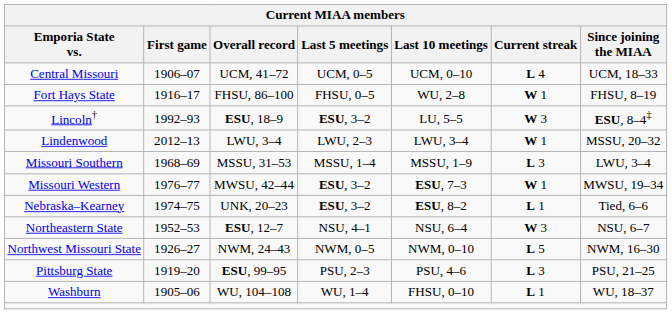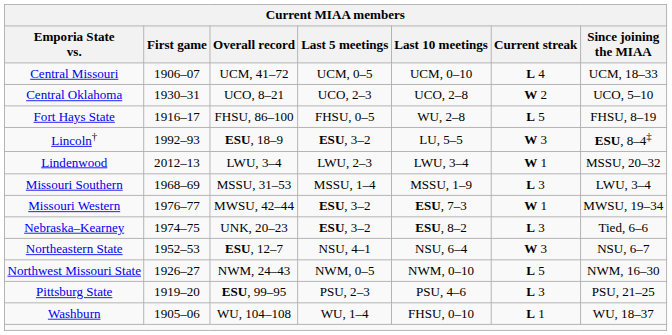+ row: (74, 95)
(536, 95) W 1 -> (536, 117) L 5
(536, 206) L 1 -> (536, 227) L 3
